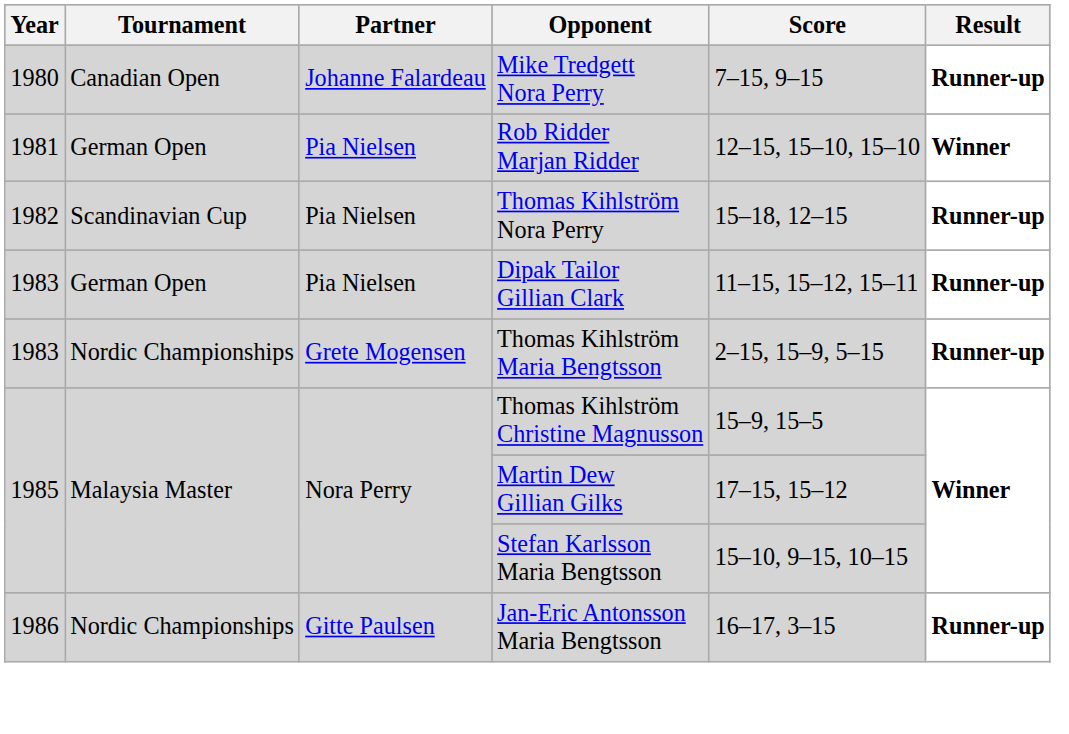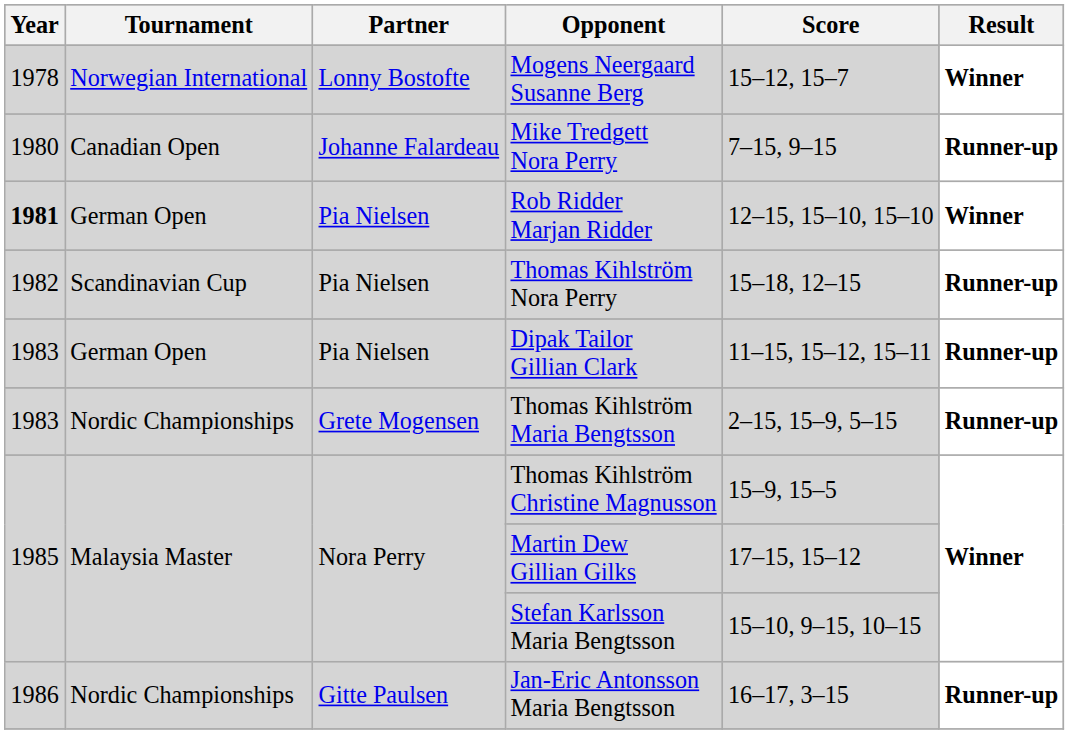+ row: (603, 79)
(35, 147) normal -> (35, 215) bold
